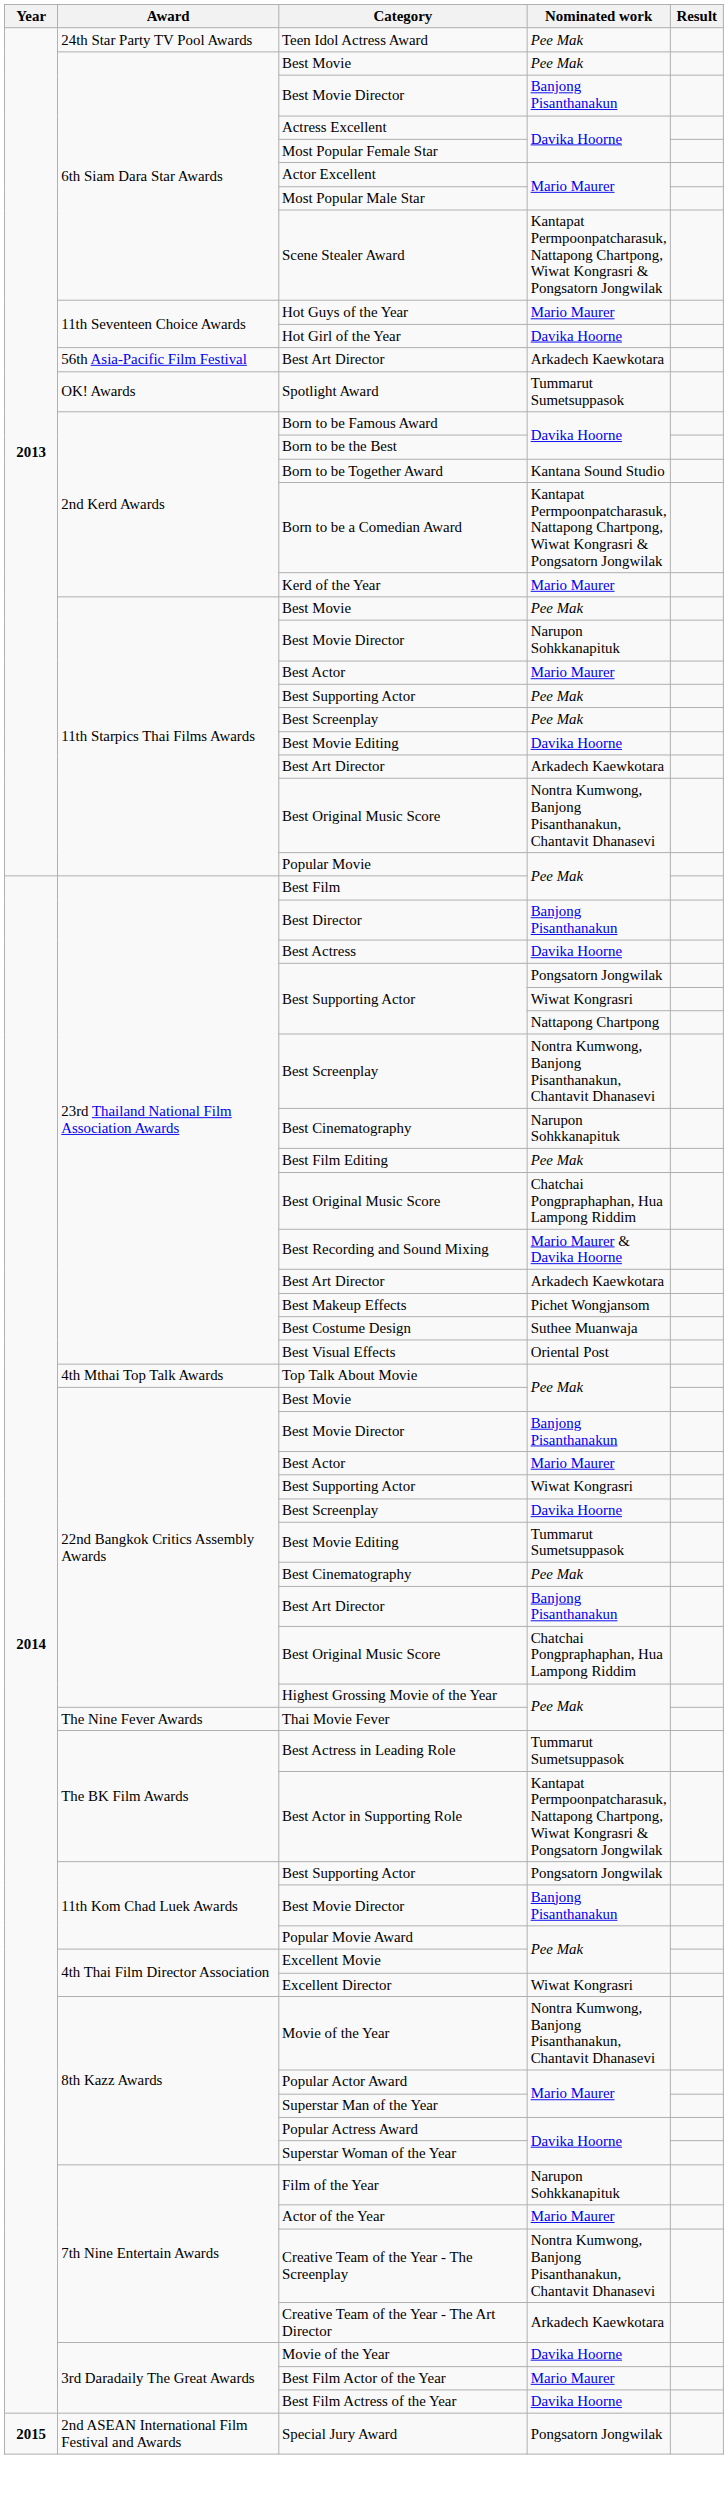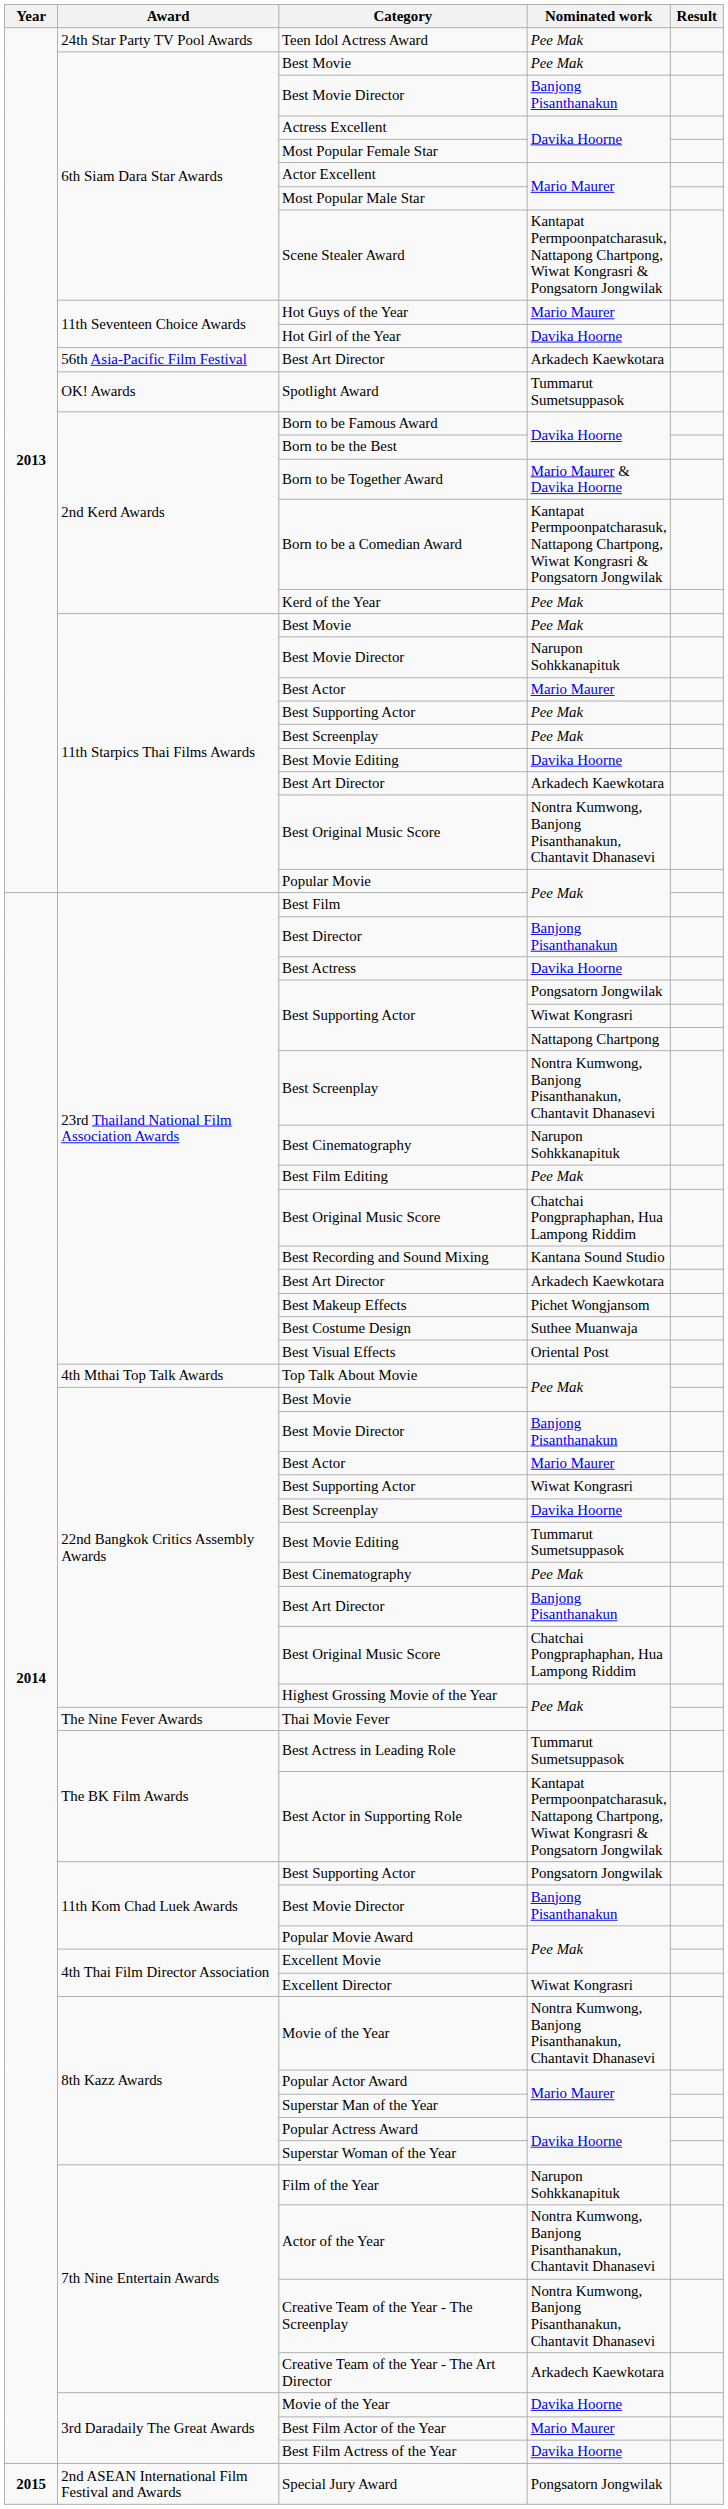(598, 470) Kantana Sound Studio -> (580, 479) Mario Maurer & Davika Hoorne
(573, 584) Mario Maurer -> (557, 601) Pee Mak
(580, 1249) Mario Maurer & Davika Hoorne -> (598, 1257) Kantana Sound Studio
(573, 2216) Mario Maurer -> (593, 2241) Nontra Kumwong, Banjong Pisanthanakun, Chantavit Dhanasevi
